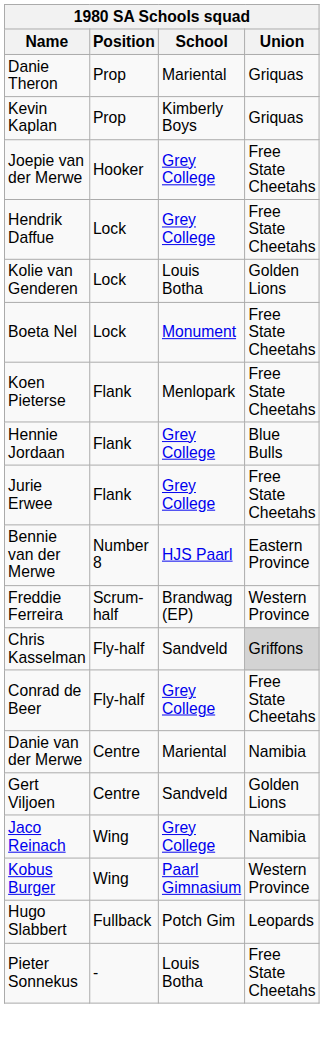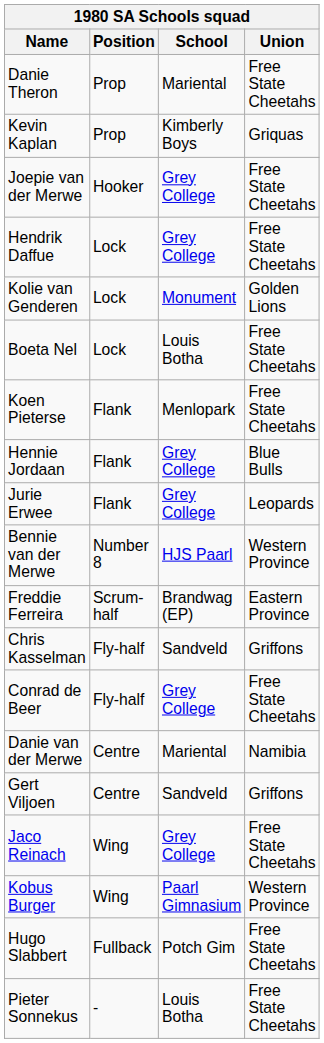(276, 75) Griquas -> (282, 84) Free State Cheetahs
(182, 280) Louis Botha -> (199, 298) Monument
(199, 332) Monument -> (182, 349) Louis Botha
(282, 494) Free State Cheetahs -> (281, 503) Leopards
(279, 555) Eastern Province -> (279, 555) Western Province
(279, 606) Western Province -> (279, 606) Eastern Province
(276, 648) lightgrey background -> (276, 648) no background
(274, 794) Golden Lions -> (276, 794) Griffons
(277, 836) Namibia -> (282, 845) Free State Cheetahs
(281, 921) Leopards -> (282, 948) Free State Cheetahs
